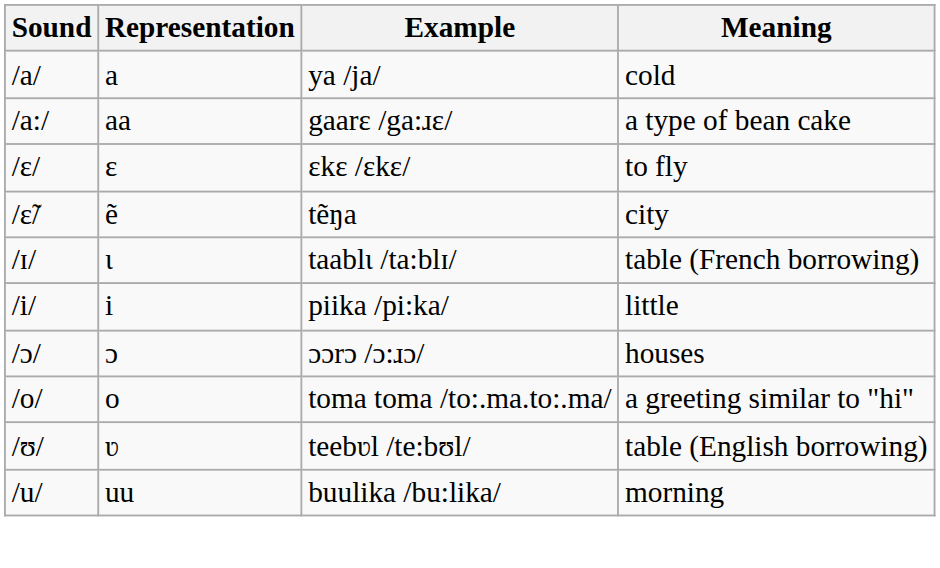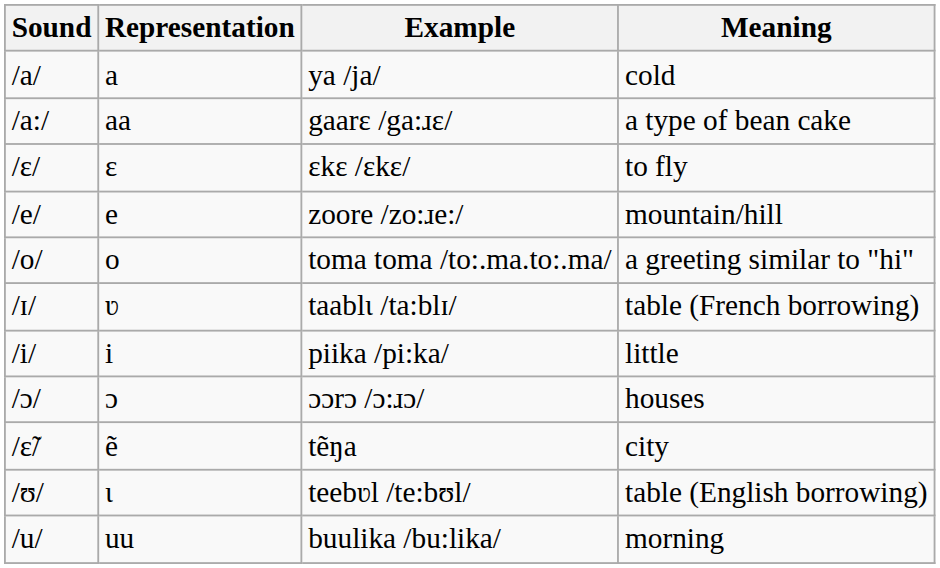+ row: (386, 213)
rows swapped: (333, 213) <-> (460, 399)
(109, 259) ɩ -> (112, 306) ʋ
(112, 445) ʋ -> (109, 492) ɩ
